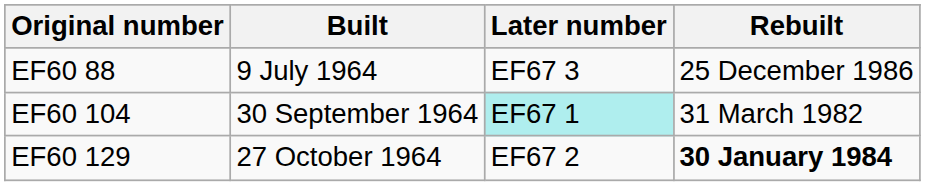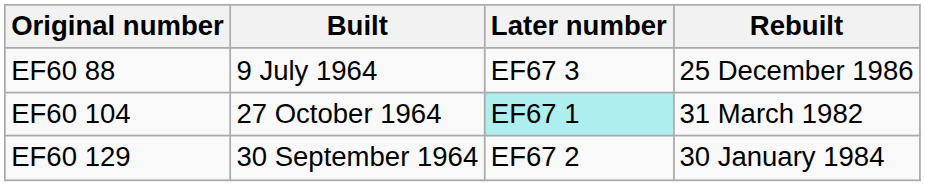(357, 113) 30 September 1964 -> (339, 113) 27 October 1964
(339, 157) 27 October 1964 -> (357, 157) 30 September 1964
(786, 157) bold -> (782, 157) normal
